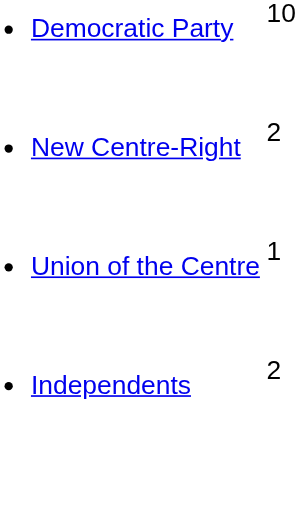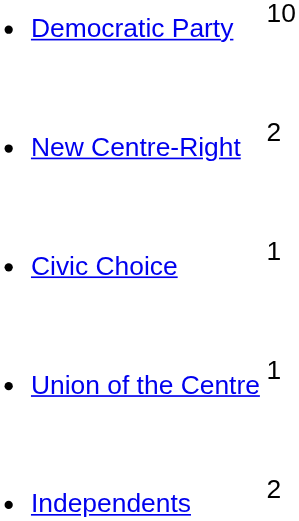+ row: (112, 266)
